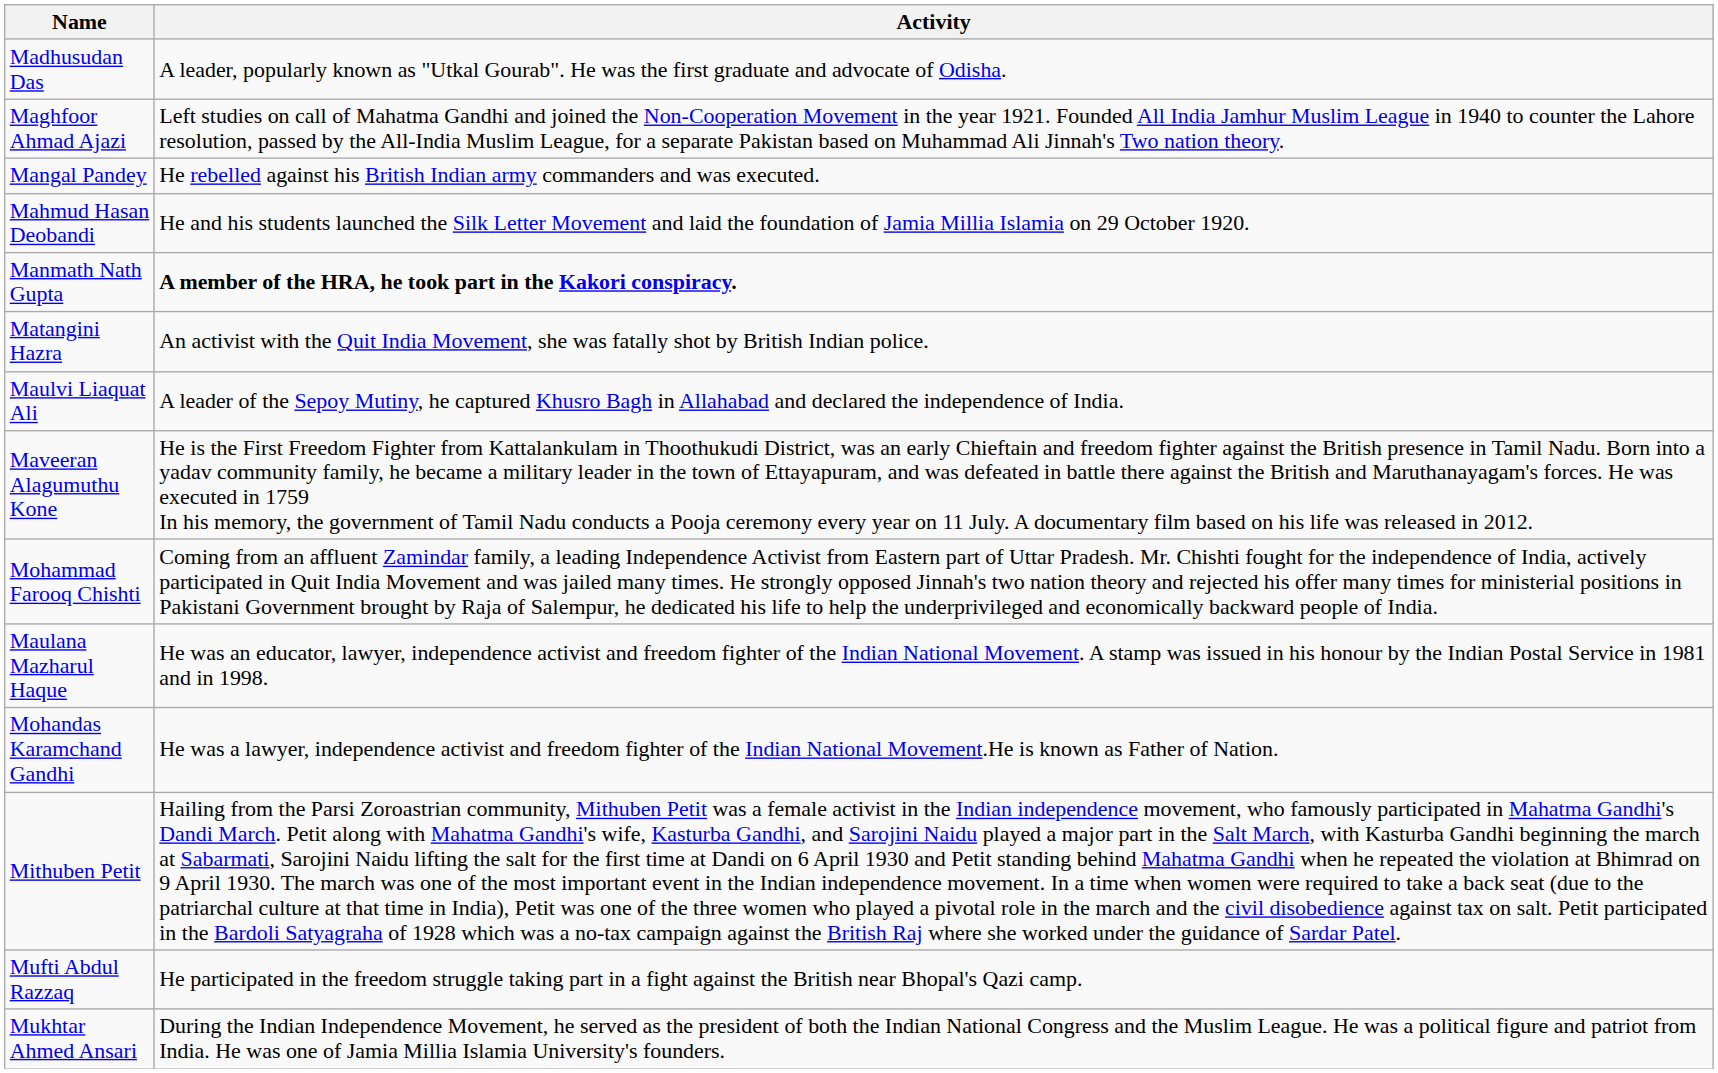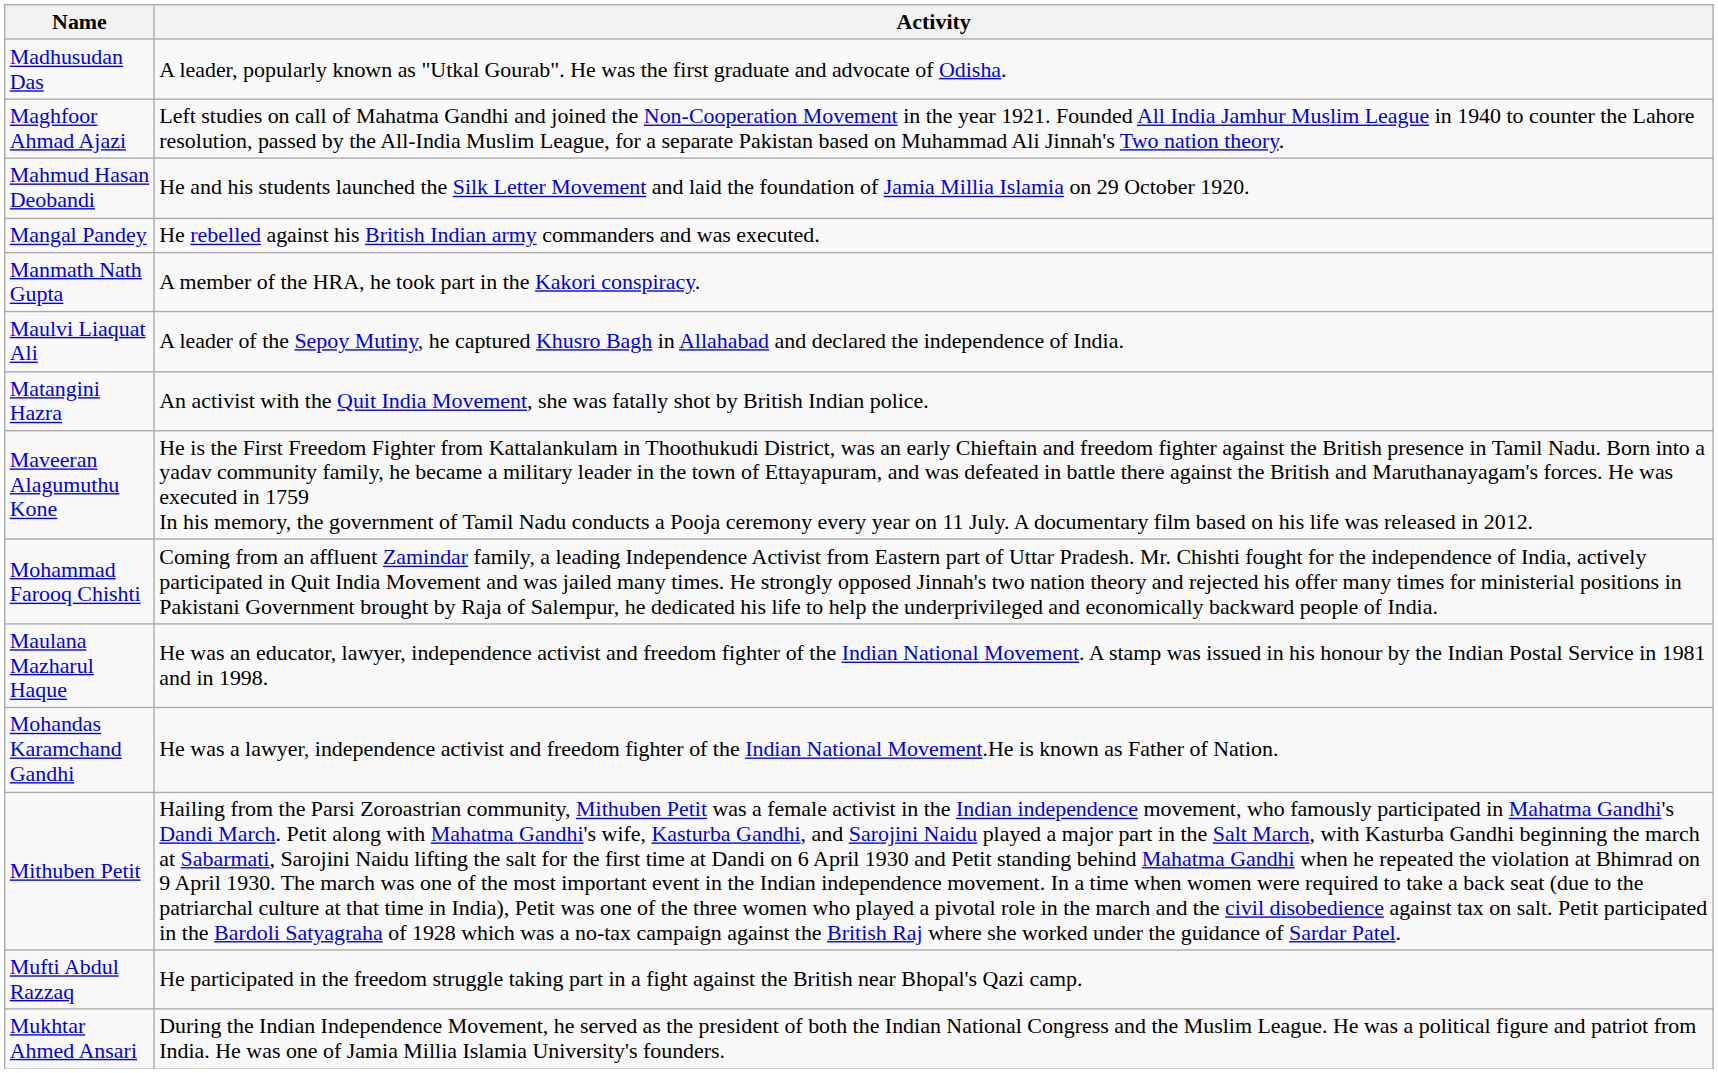rows swapped: (79, 222) <-> (78, 175)
(448, 282) bold -> (430, 282) normal
rows swapped: (55, 341) <-> (78, 400)
